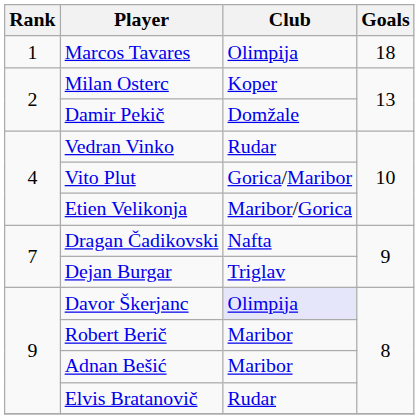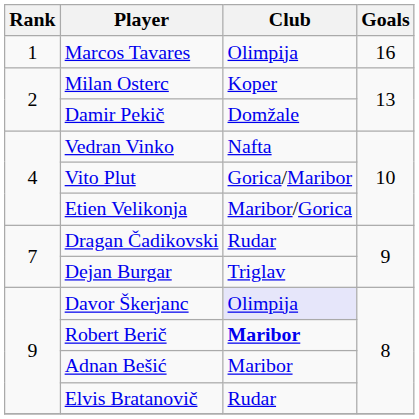(385, 51) 18 -> (385, 51) 16
(252, 146) Rudar -> (250, 146) Nafta
(250, 240) Nafta -> (252, 240) Rudar
(260, 334) normal -> (264, 334) bold
